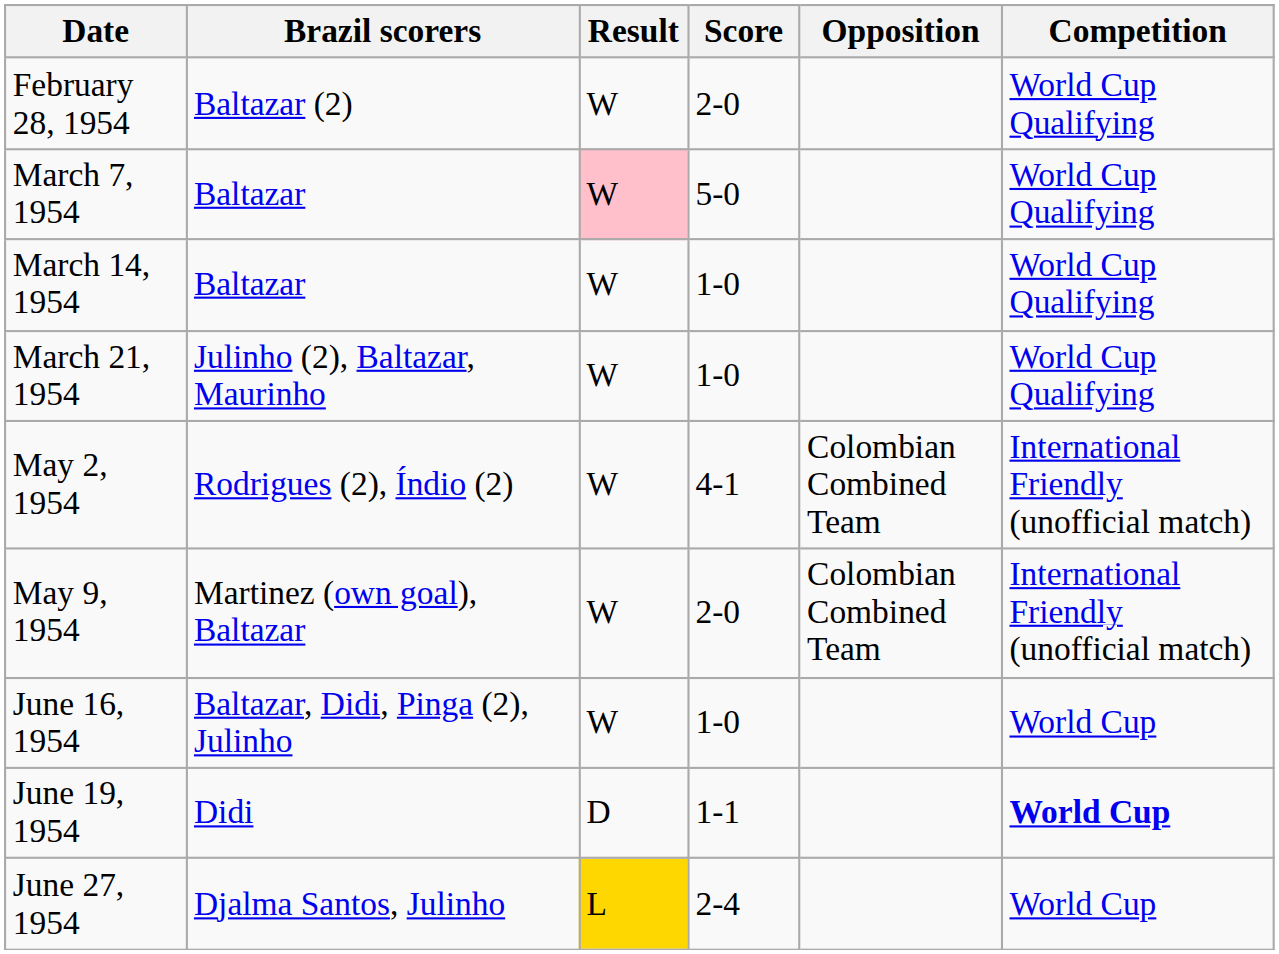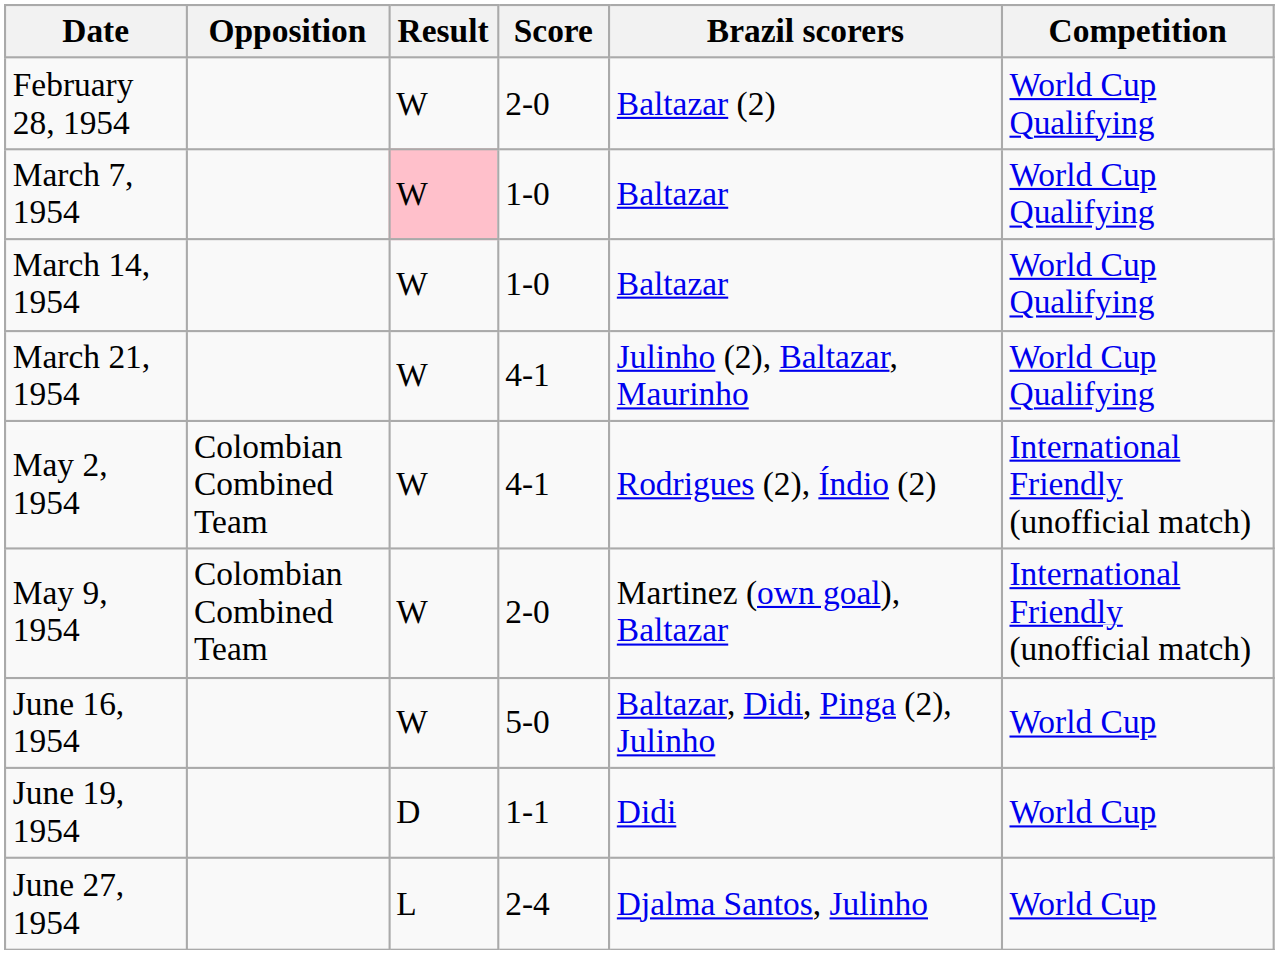columns swapped: (901, 31) <-> (383, 31)
(718, 193) 5-0 -> (528, 193) 1-0
(718, 374) 1-0 -> (528, 374) 4-1
(718, 722) 1-0 -> (528, 722) 5-0
(1090, 812) bold -> (1083, 812) normal
(597, 903) gold background -> (407, 903) no background
